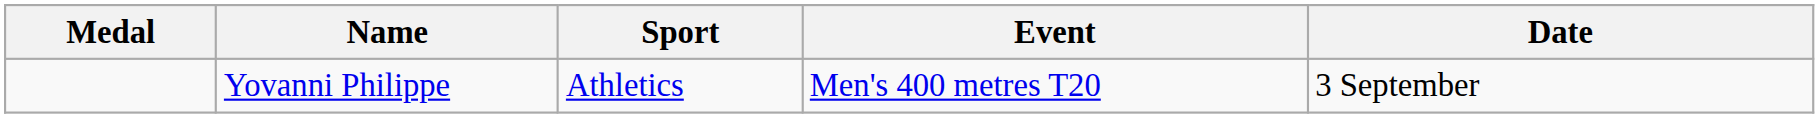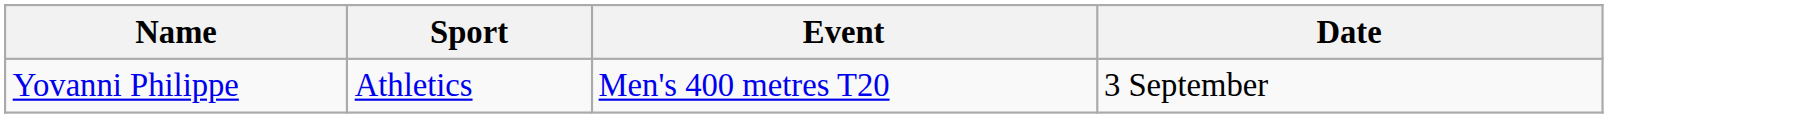- column: (111, 31)
